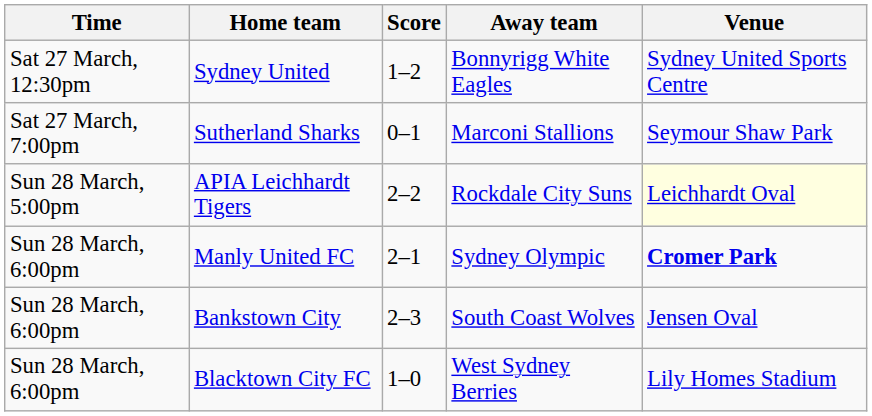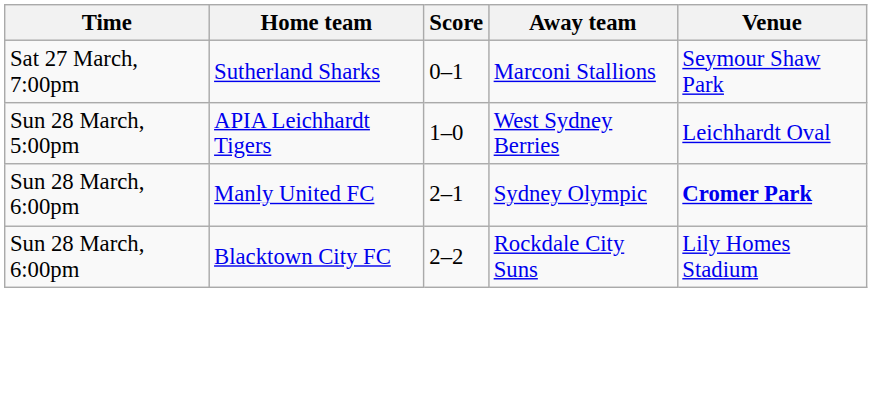- row: (262, 71)
(404, 194) 2–2 -> (446, 132) 1–0
(542, 194) Rockdale City Suns -> (553, 132) West Sydney Berries
(721, 194) lightyellow background -> (756, 132) no background
- row: (267, 317)
(404, 379) 1–0 -> (446, 256) 2–2
(511, 379) West Sydney Berries -> (559, 256) Rockdale City Suns
